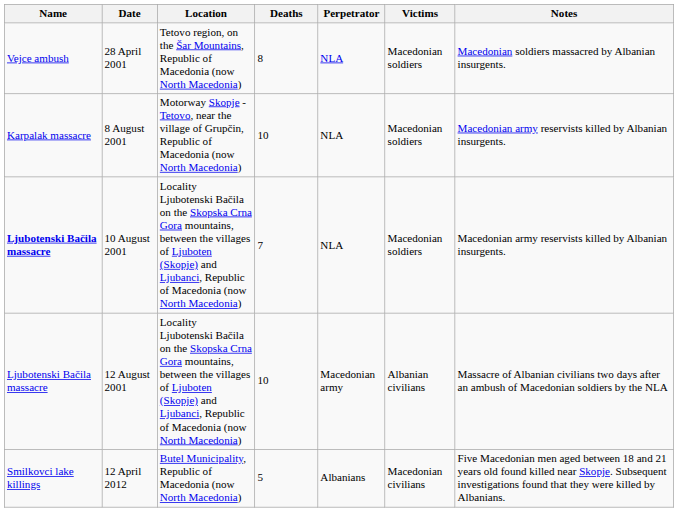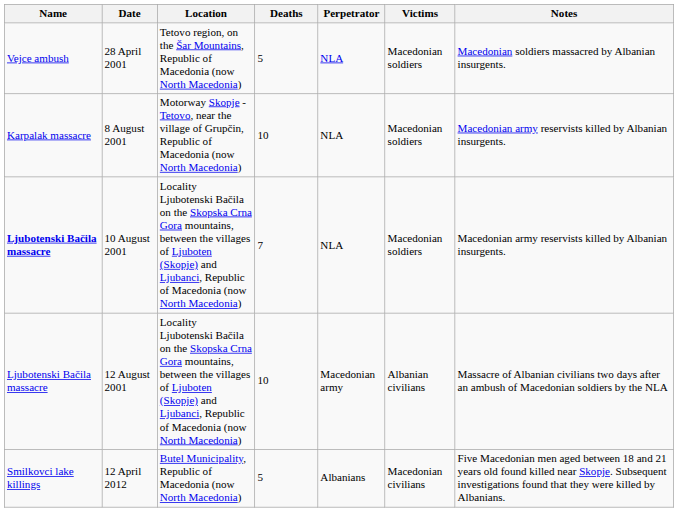(260, 58) 8 -> (260, 58) 5
